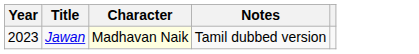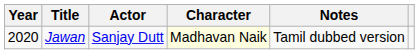+ column: (128, 15)
(23, 37) 2023 -> (23, 37) 2020
